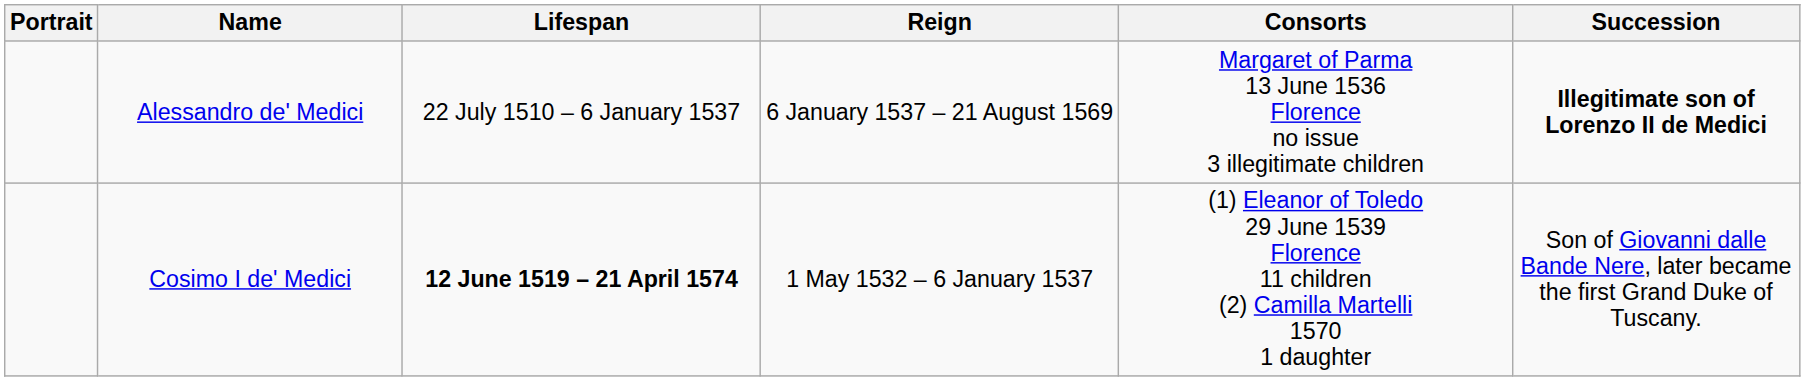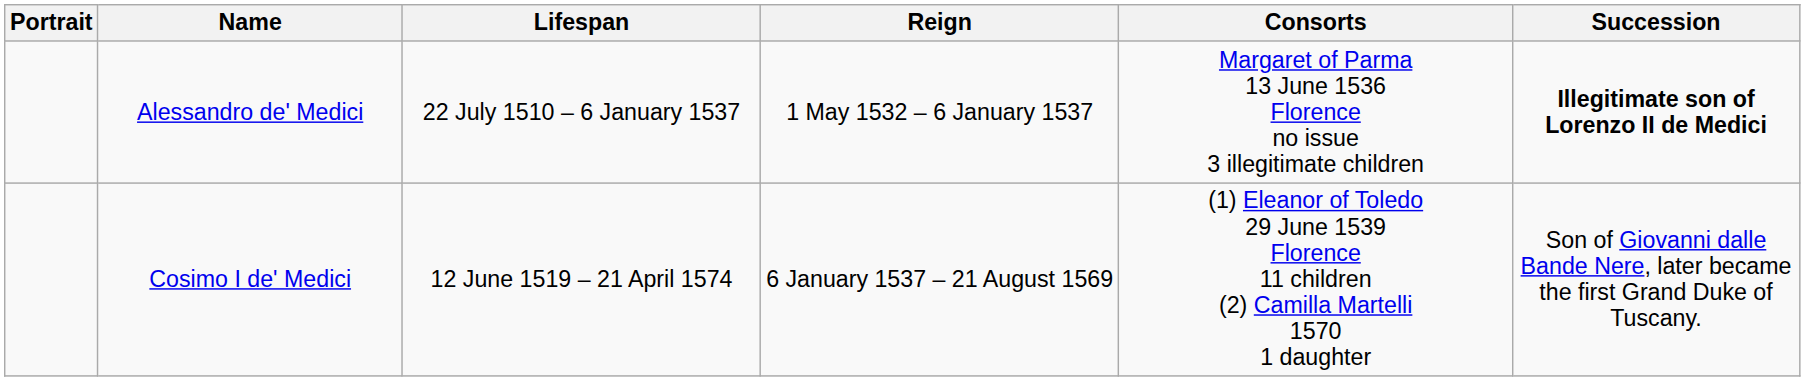(940, 111) 6 January 1537 – 21 August 1569 -> (940, 111) 1 May 1532 – 6 January 1537
(582, 279) bold -> (582, 279) normal
(940, 279) 1 May 1532 – 6 January 1537 -> (940, 279) 6 January 1537 – 21 August 1569
